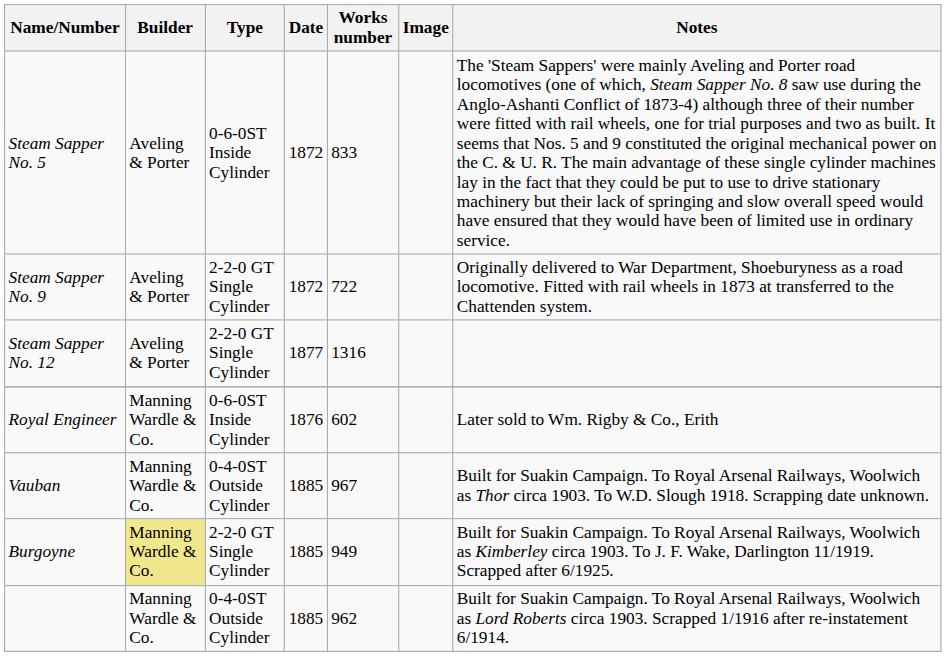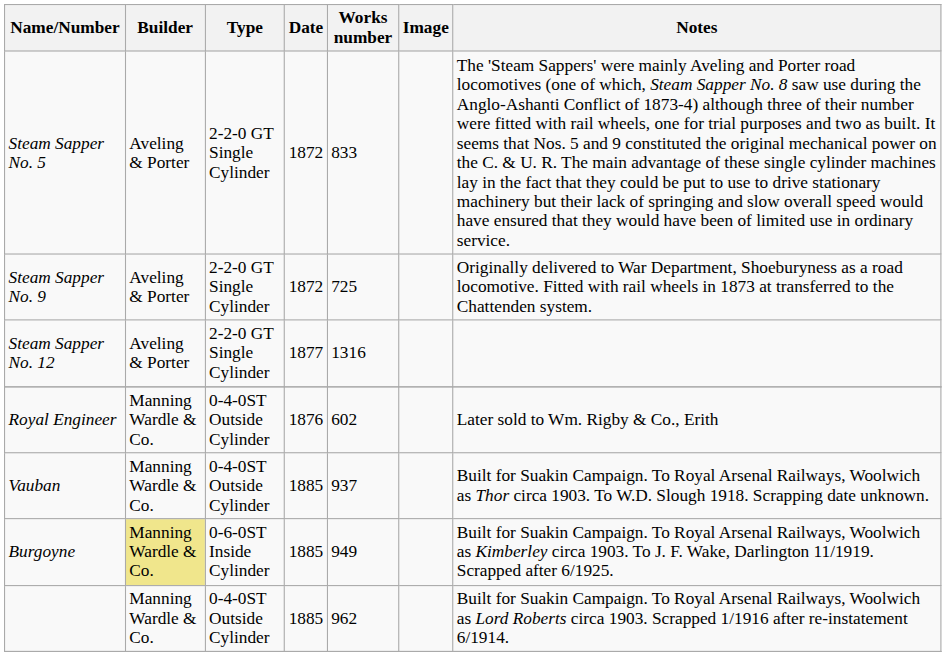(239, 152) 0-6-0ST Inside Cylinder -> (241, 152) 2-2-0 GT Single Cylinder
(344, 286) 722 -> (344, 286) 725
(239, 419) 0-6-0ST Inside Cylinder -> (239, 419) 0-4-0ST Outside Cylinder
(344, 485) 967 -> (344, 485) 937
(241, 551) 2-2-0 GT Single Cylinder -> (239, 551) 0-6-0ST Inside Cylinder
